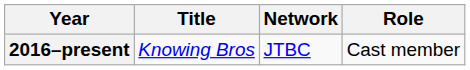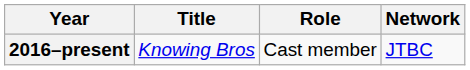columns swapped: (403, 19) <-> (301, 19)
